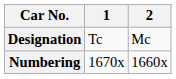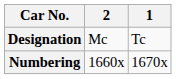columns swapped: (106, 16) <-> (149, 16)
